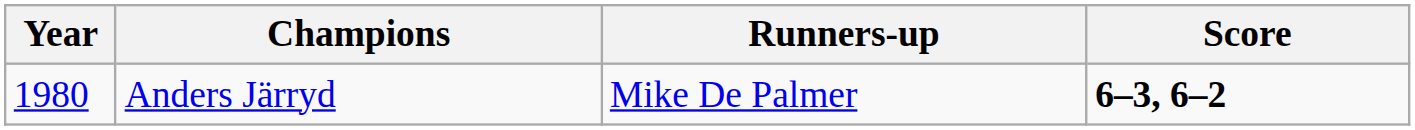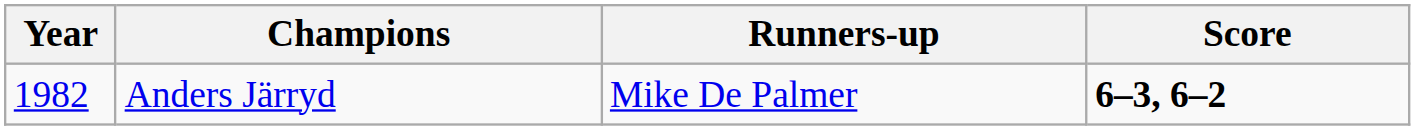(51, 93) 1980 -> (51, 93) 1982
